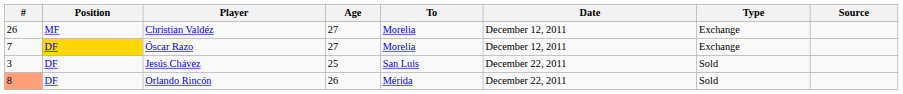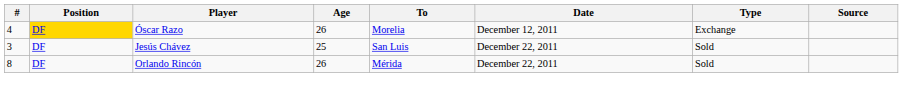- row: (179, 30)
(9, 47) 7 -> (9, 30) 4
(333, 47) 27 -> (321, 30) 26
(9, 81) lightsalmon background -> (9, 64) no background
